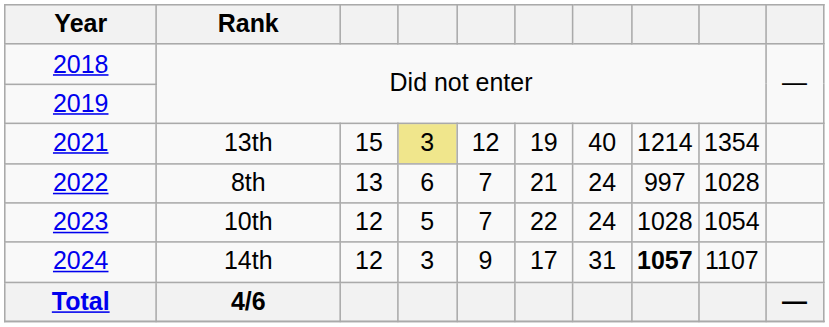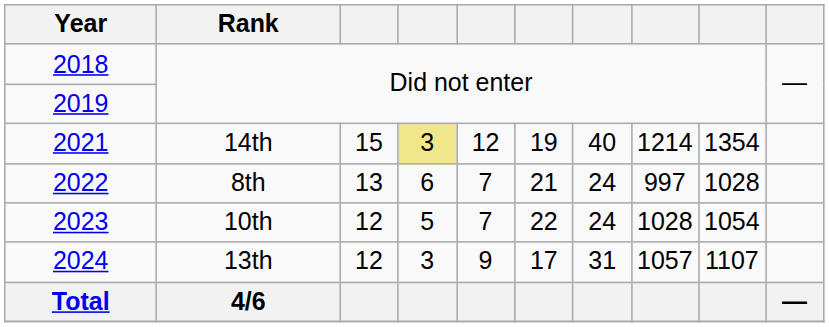(248, 143) 13th -> (248, 143) 14th
(248, 261) 14th -> (248, 261) 13th
(665, 261) bold -> (665, 261) normal
